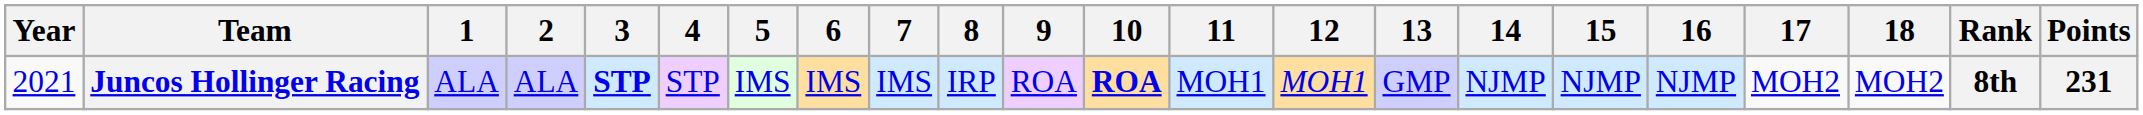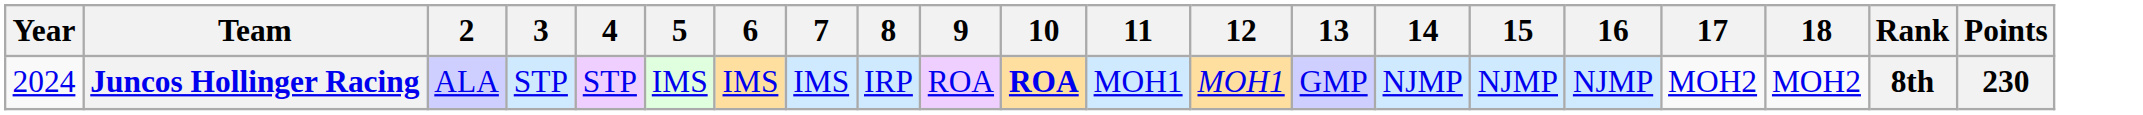- column: (467, 30)
(44, 81) 2021 -> (44, 81) 2024
(622, 81) bold -> (541, 81) normal
(2089, 81) 231 -> (2006, 81) 230
